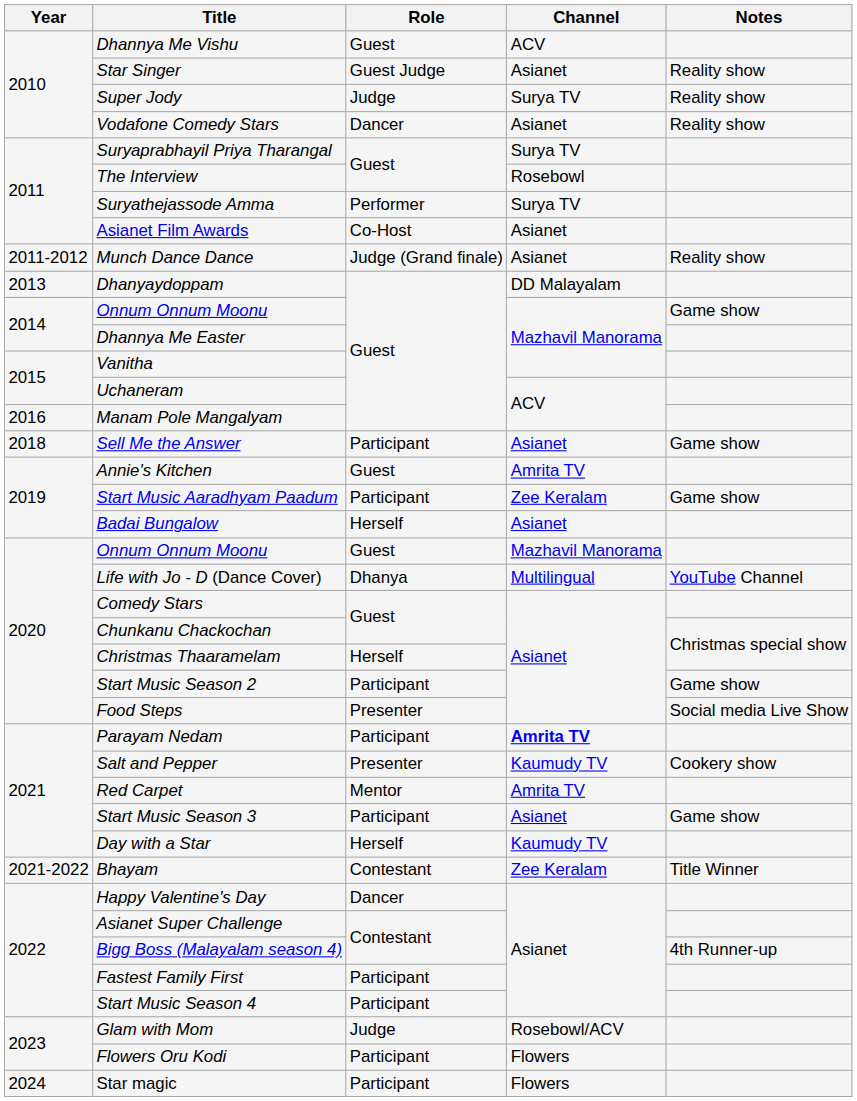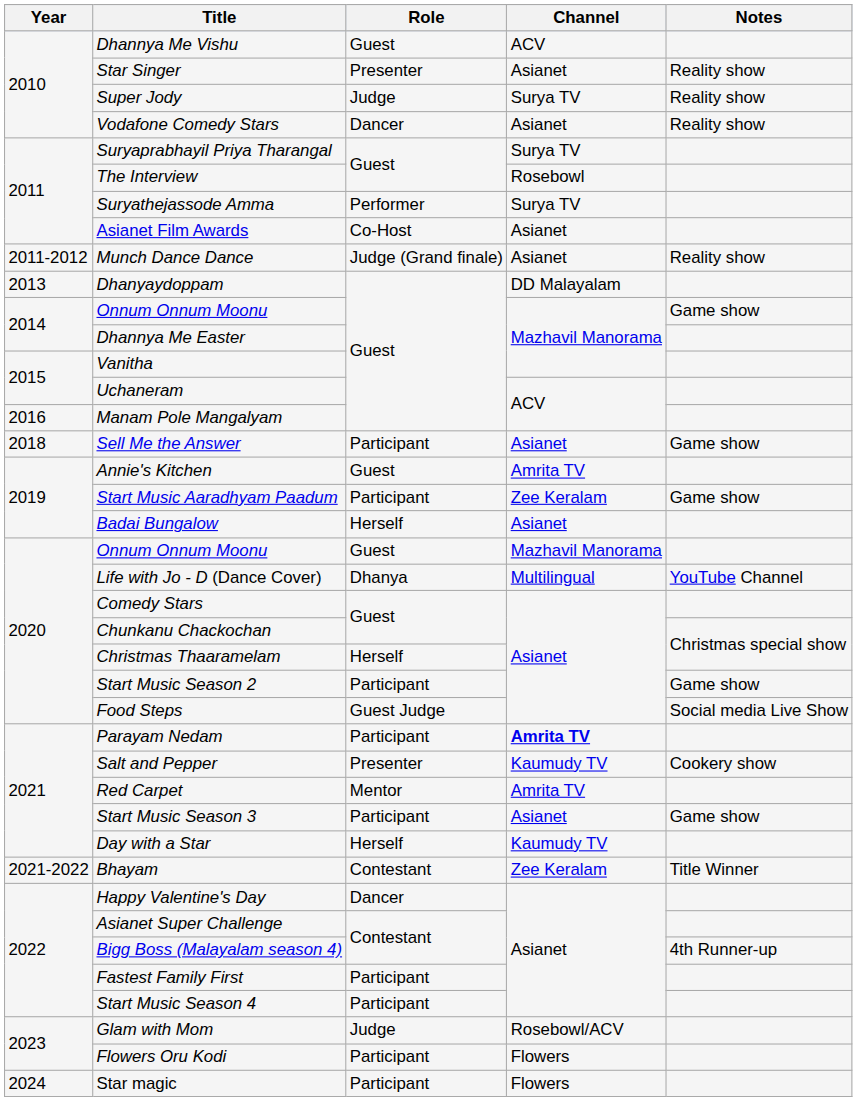(397, 71) Guest Judge -> (386, 71) Presenter
(386, 710) Presenter -> (397, 710) Guest Judge
